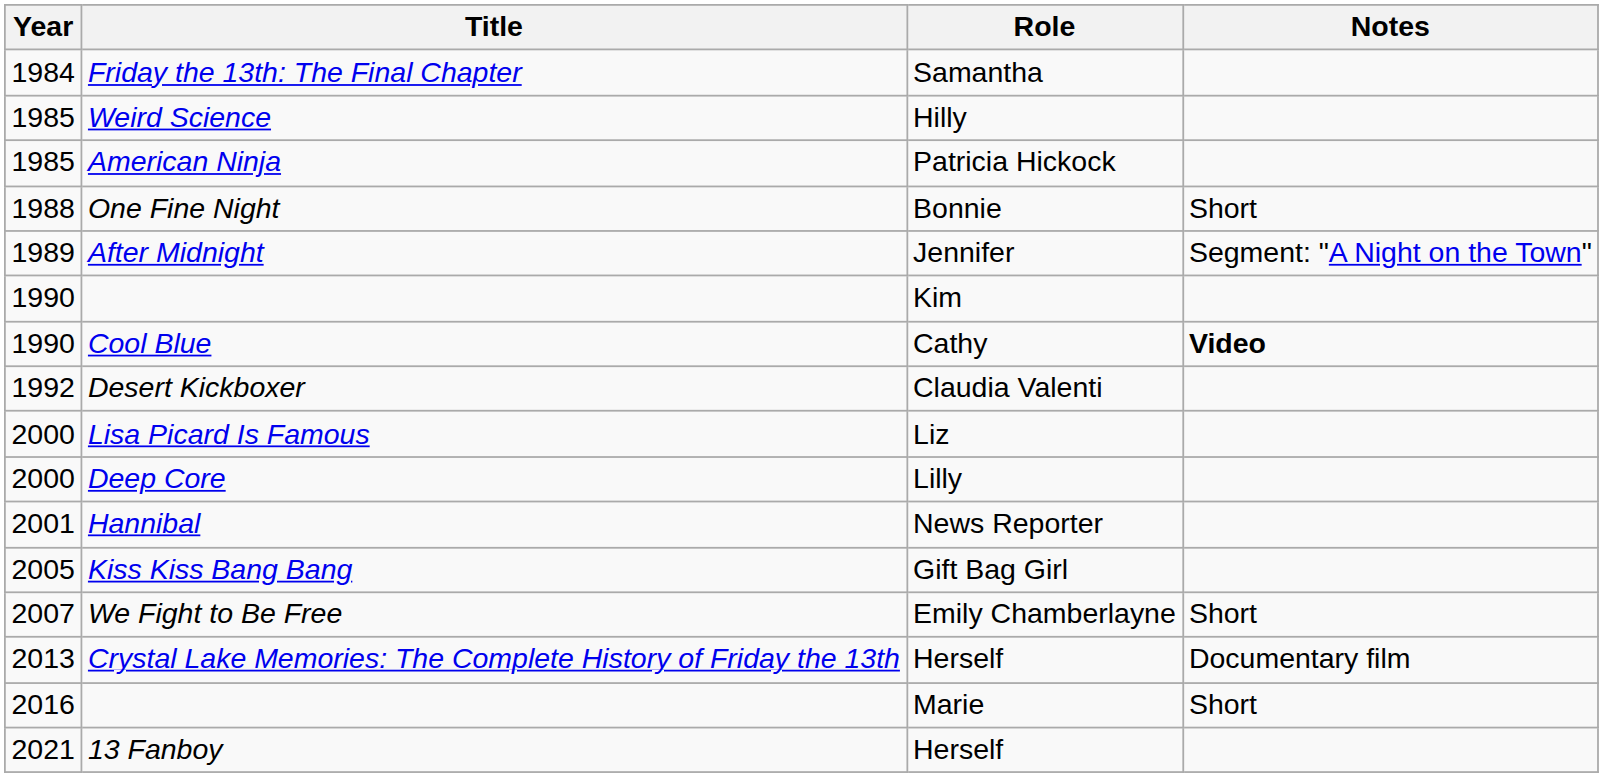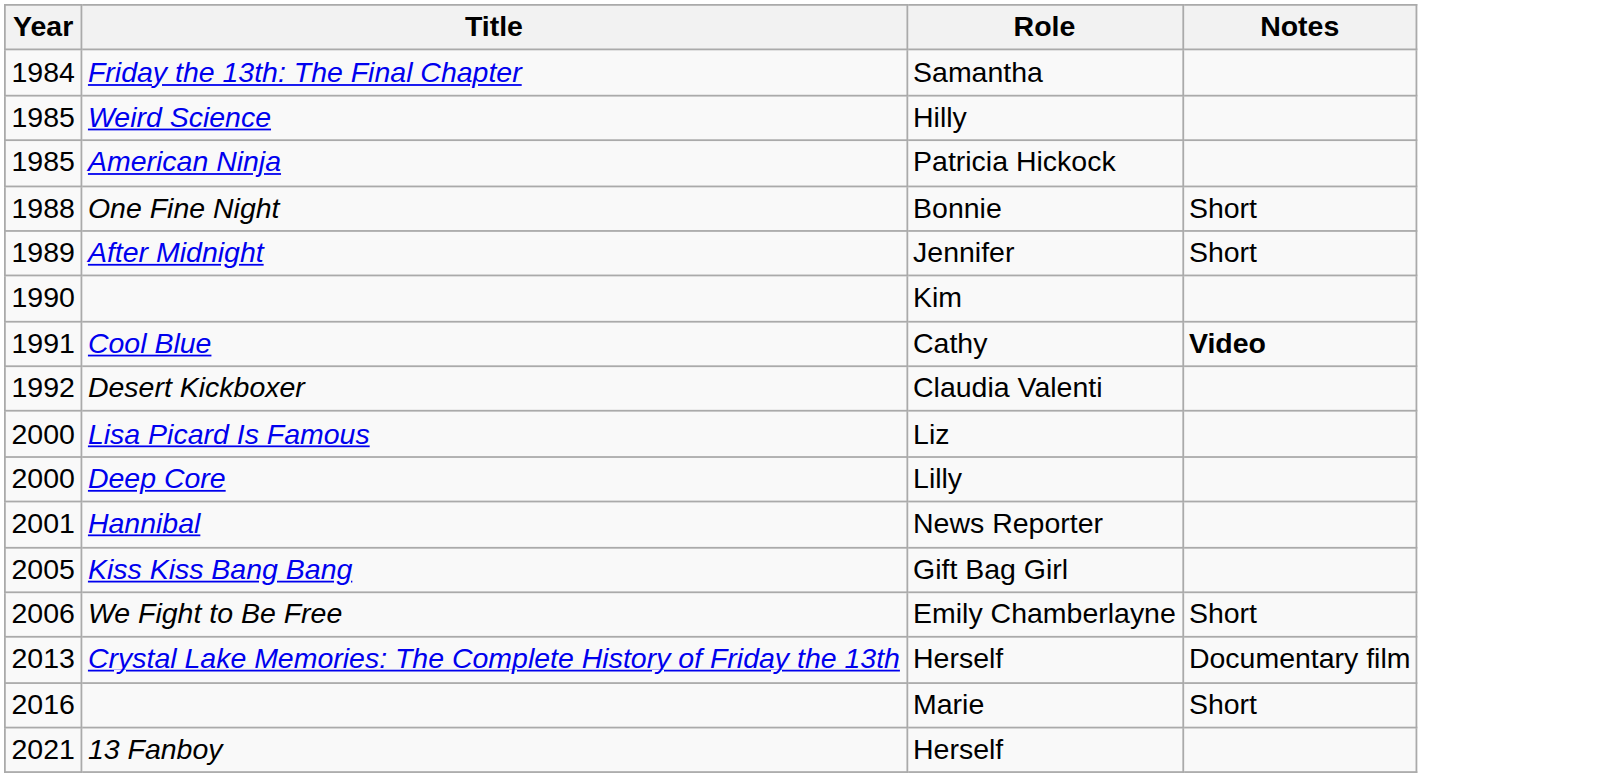(1390, 252) Segment: "A Night on the Town" -> (1223, 252) Short
(43, 343) 1990 -> (43, 343) 1991
(43, 614) 2007 -> (43, 614) 2006
